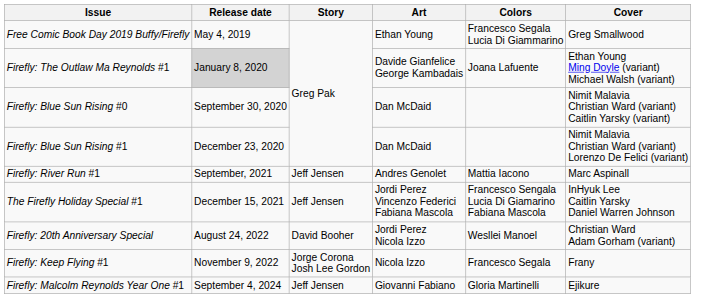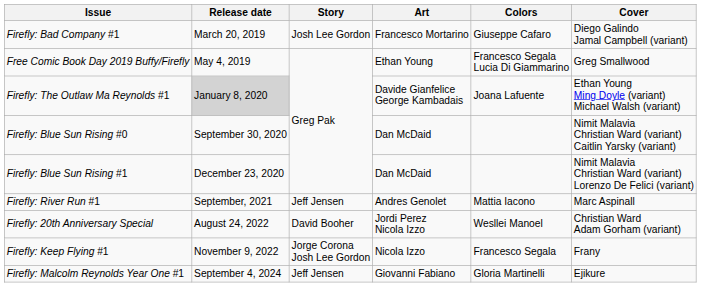+ row: (63, 34)
- row: (75, 202)
